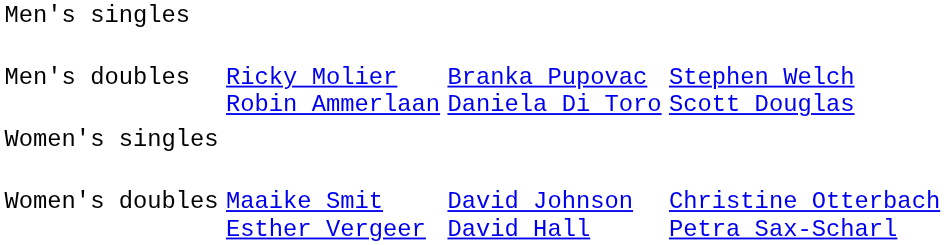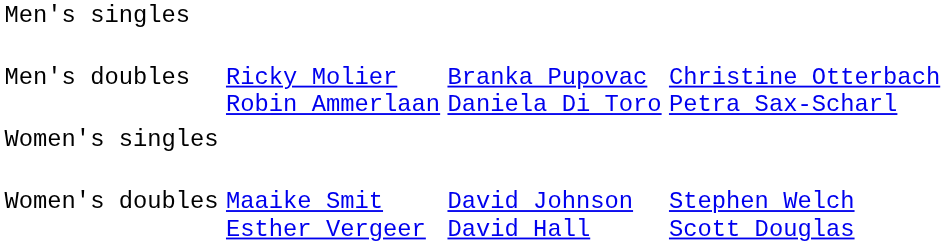(762, 91) Stephen Welch Scott Douglas -> (805, 91) Christine Otterbach Petra Sax-Scharl
(805, 216) Christine Otterbach Petra Sax-Scharl -> (762, 216) Stephen Welch Scott Douglas
